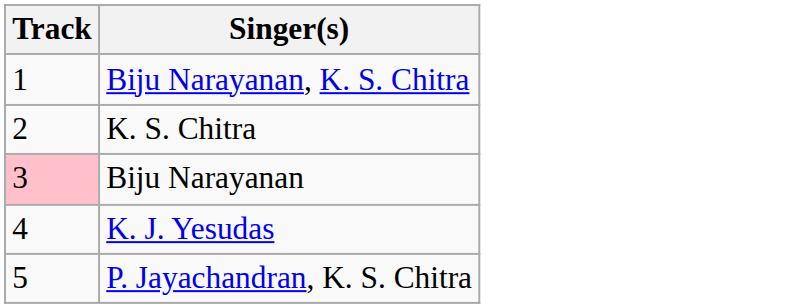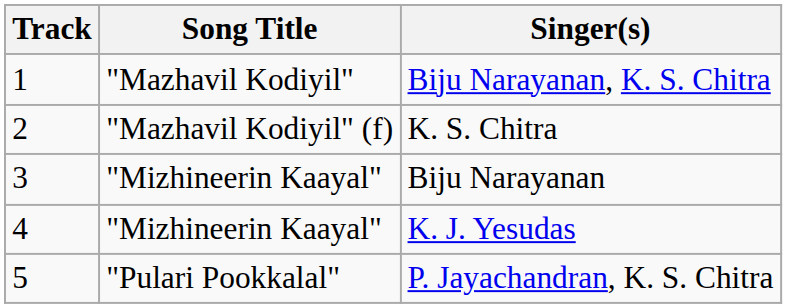+ column: (250, 29)
(20, 178) pink background -> (20, 178) no background
